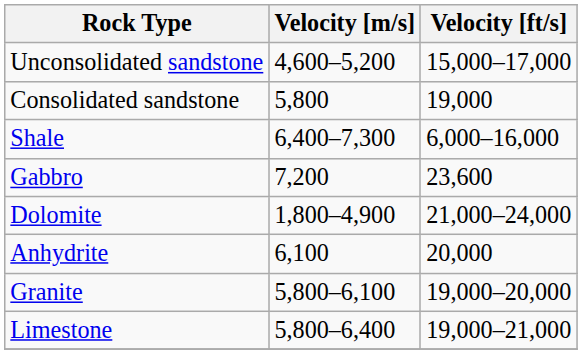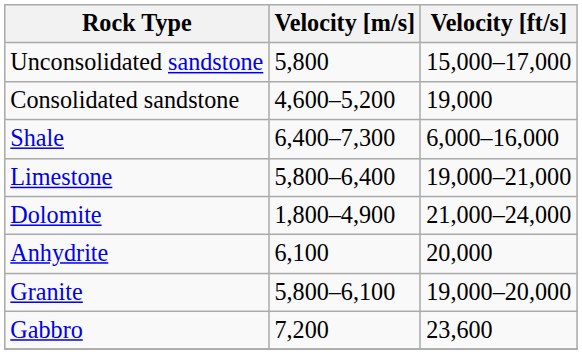(335, 61) 4,600–5,200 -> (302, 61) 5,800
(302, 100) 5,800 -> (335, 100) 4,600–5,200
rows swapped: (61, 330) <-> (47, 176)
